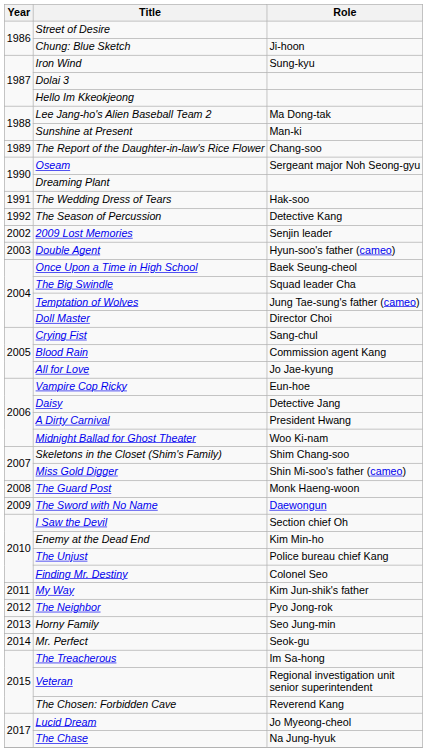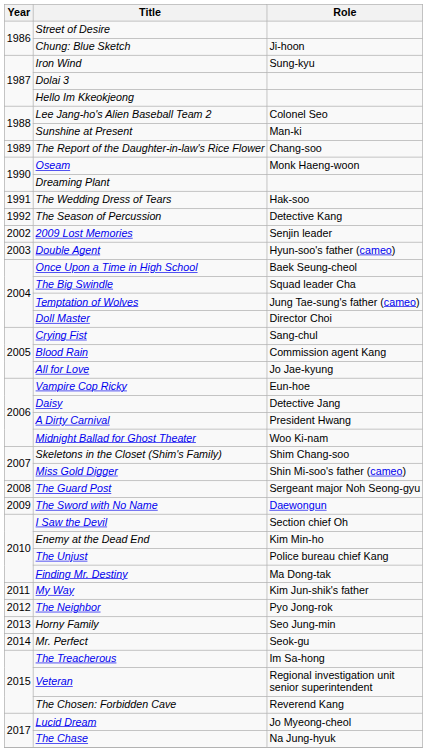(300, 115) Ma Dong-tak -> (299, 115) Colonel Seo
(345, 166) Sergeant major Noh Seong-gyu -> (314, 166) Monk Haeng-woon
(314, 489) Monk Haeng-woon -> (345, 489) Sergeant major Noh Seong-gyu
(299, 574) Colonel Seo -> (300, 574) Ma Dong-tak
